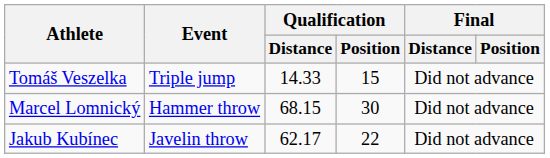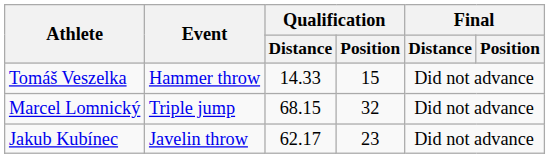(192, 78) Triple jump -> (205, 78) Hammer throw
(205, 108) Hammer throw -> (192, 108) Triple jump
(370, 108) 30 -> (370, 108) 32
(370, 138) 22 -> (370, 138) 23
